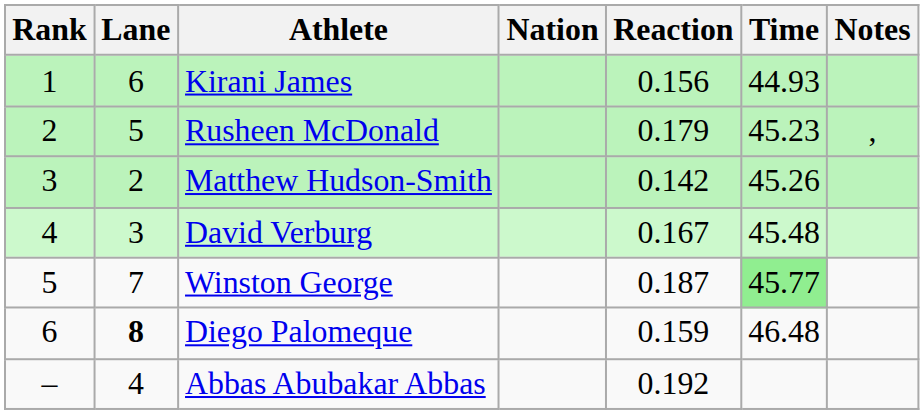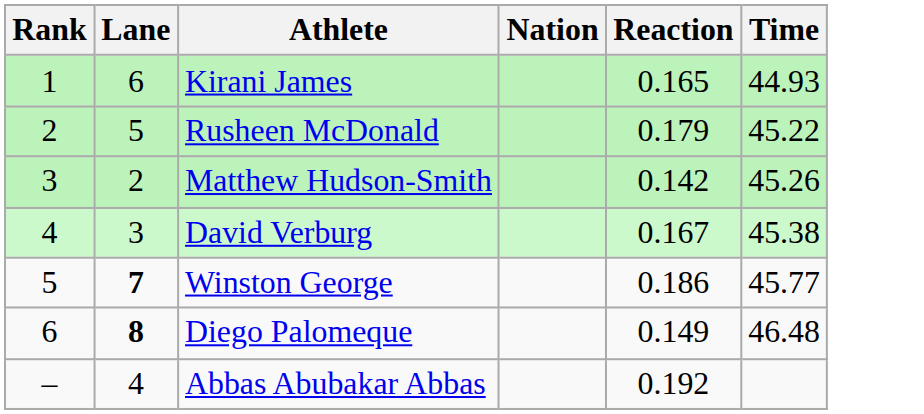- column: (873, 29)
(673, 80) 0.156 -> (673, 80) 0.165
(784, 130) 45.23 -> (784, 130) 45.22
(784, 231) 45.48 -> (784, 231) 45.38
(136, 282) normal -> (136, 282) bold
(673, 282) 0.187 -> (673, 282) 0.186
(784, 282) lightgreen background -> (784, 282) no background
(673, 332) 0.159 -> (673, 332) 0.149
